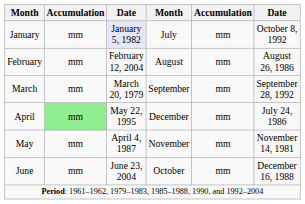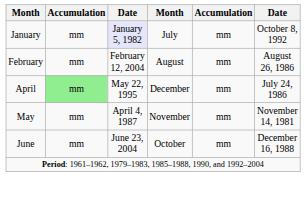- row: (25, 89)
